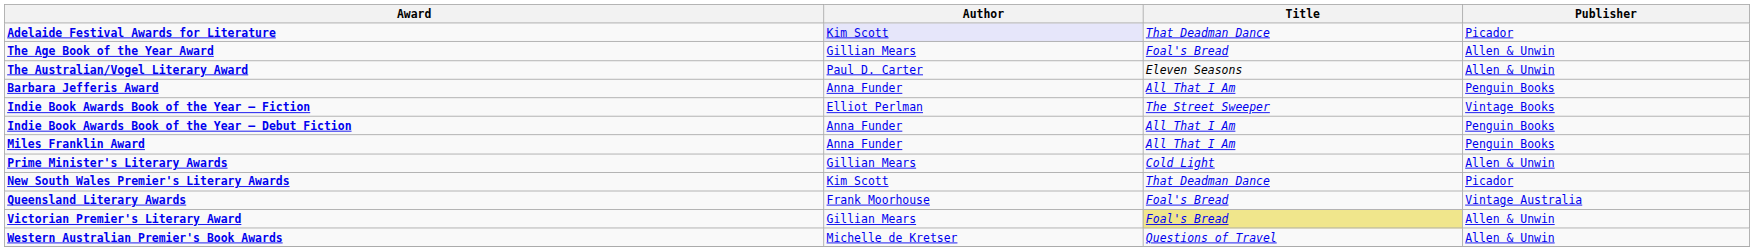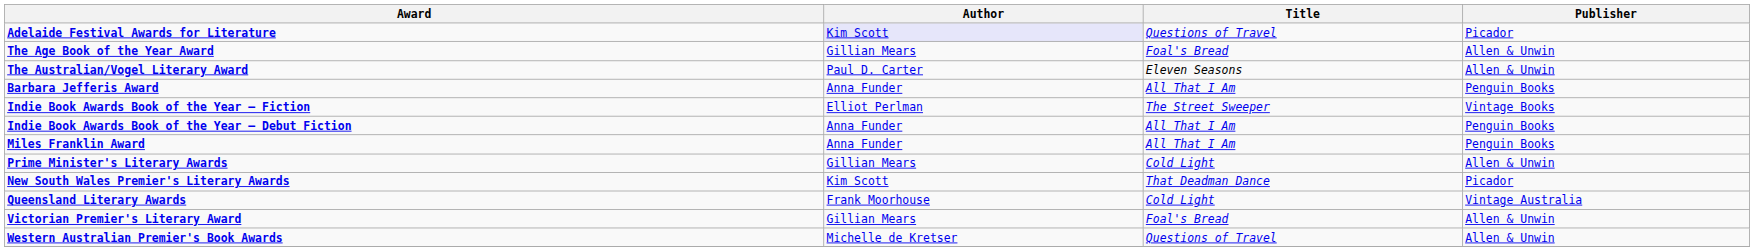(1208, 32) That Deadman Dance -> (1211, 32) Questions of Travel
(1187, 200) Foal's Bread -> (1180, 200) Cold Light
(1187, 219) khaki background -> (1187, 219) no background
